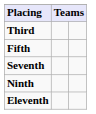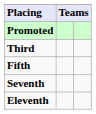+ row: (30, 30)
- row: (20, 83)
